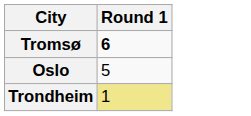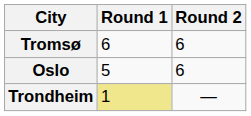+ column: (209, 17)
(106, 44) bold -> (106, 44) normal
